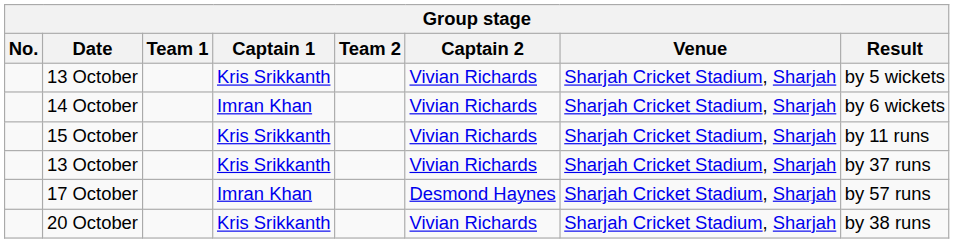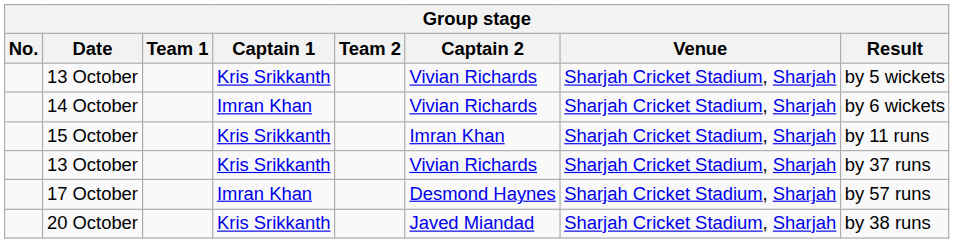(473, 135) Vivian Richards -> (457, 135) Imran Khan
(473, 223) Vivian Richards -> (472, 223) Javed Miandad
